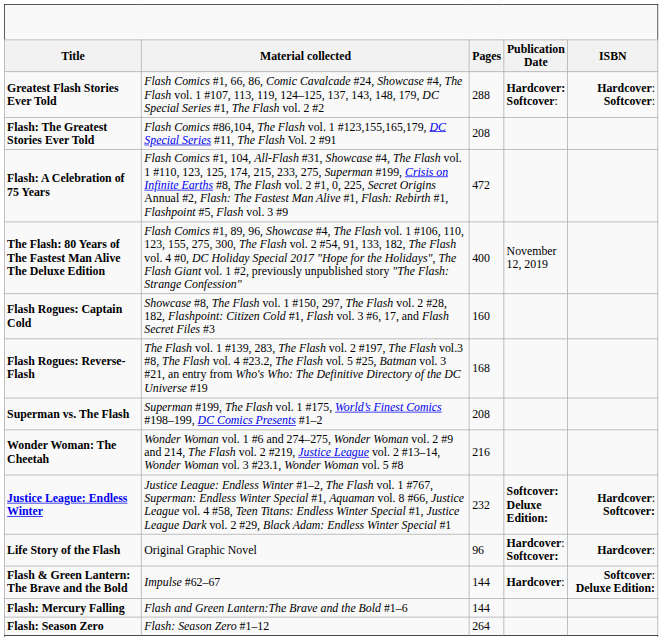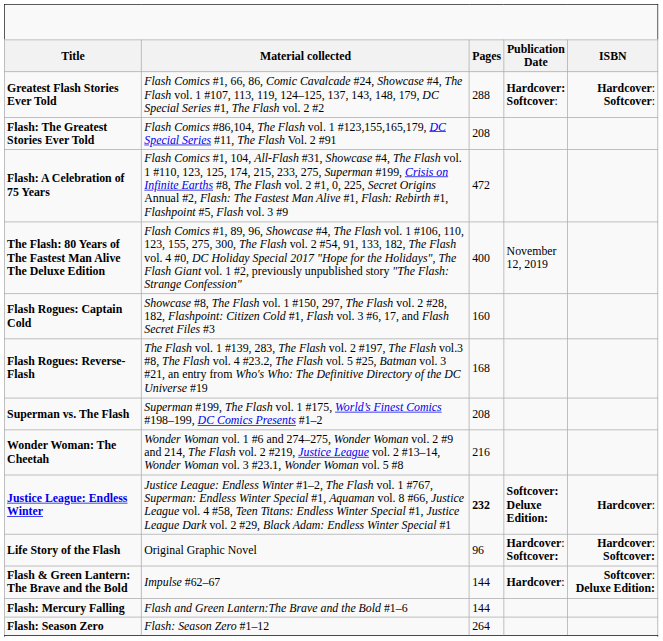(481, 504) normal -> (481, 504) bold
(626, 504) Hardcover: Softcover: -> (626, 504) Hardcover:
(626, 550) Hardcover: -> (626, 550) Hardcover: Softcover:
